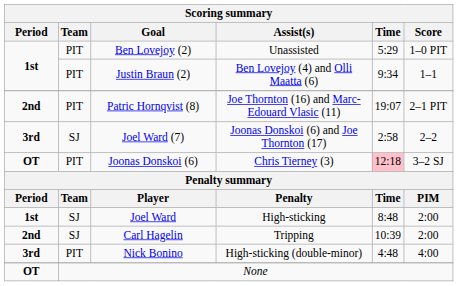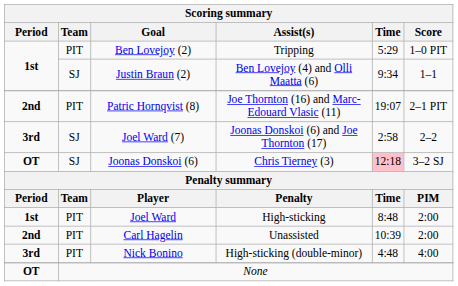(294, 50) Unassisted -> (294, 50) Tripping
(74, 74) PIT -> (74, 74) SJ
(74, 162) PIT -> (74, 162) SJ
(74, 216) SJ -> (74, 216) PIT
(74, 235) SJ -> (74, 235) PIT
(294, 235) Tripping -> (294, 235) Unassisted
